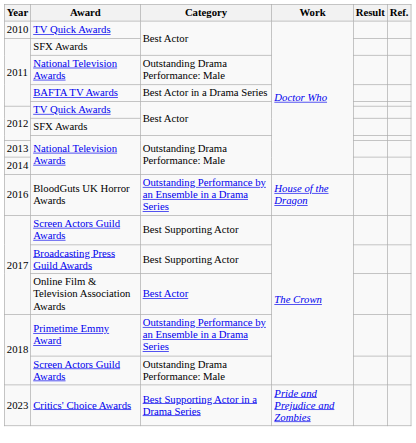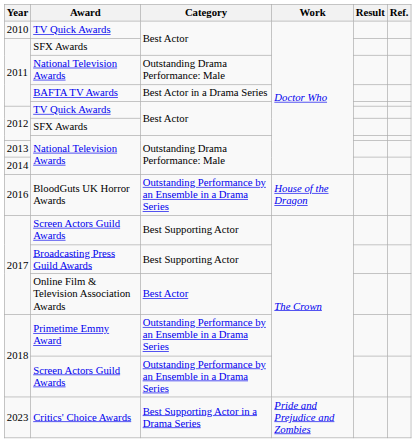(185, 370) Outstanding Drama Performance: Male -> (204, 376) Outstanding Performance by an Ensemble in a Drama Series
